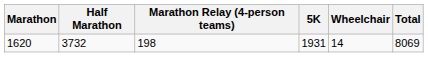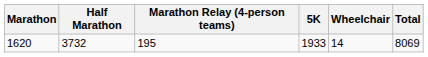(147, 43) 198 -> (147, 43) 195
(314, 43) 1931 -> (314, 43) 1933
